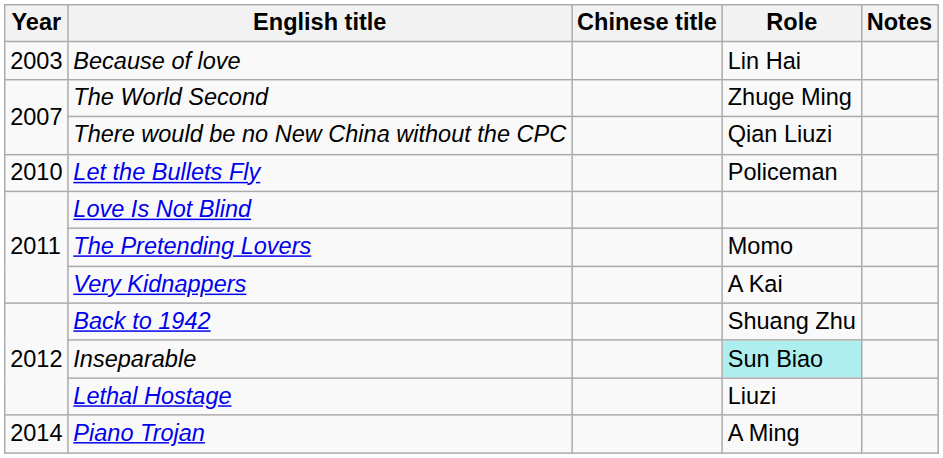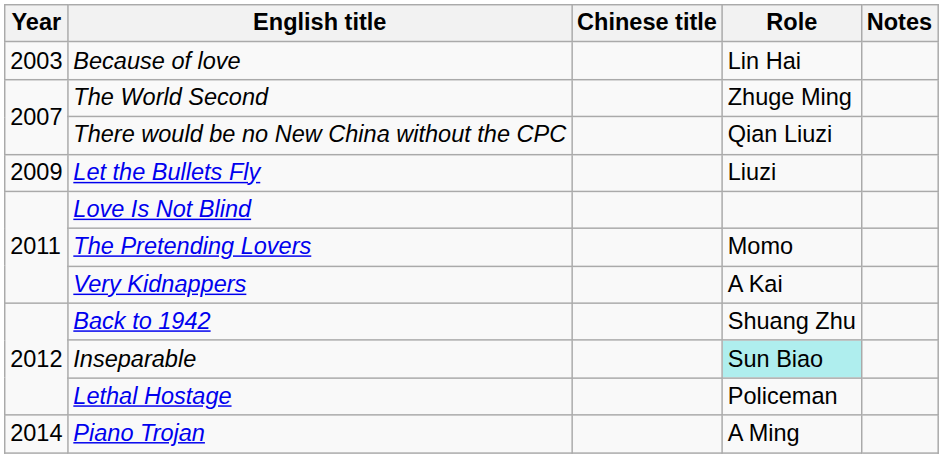(36, 172) 2010 -> (36, 172) 2009
(783, 172) Policeman -> (752, 172) Liuzi
(752, 396) Liuzi -> (783, 396) Policeman
